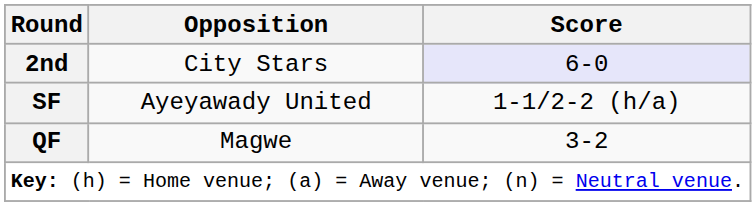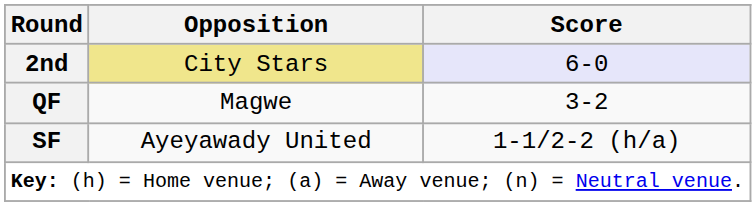(256, 64) no background -> (256, 64) khaki background
rows swapped: (47, 142) <-> (47, 103)
